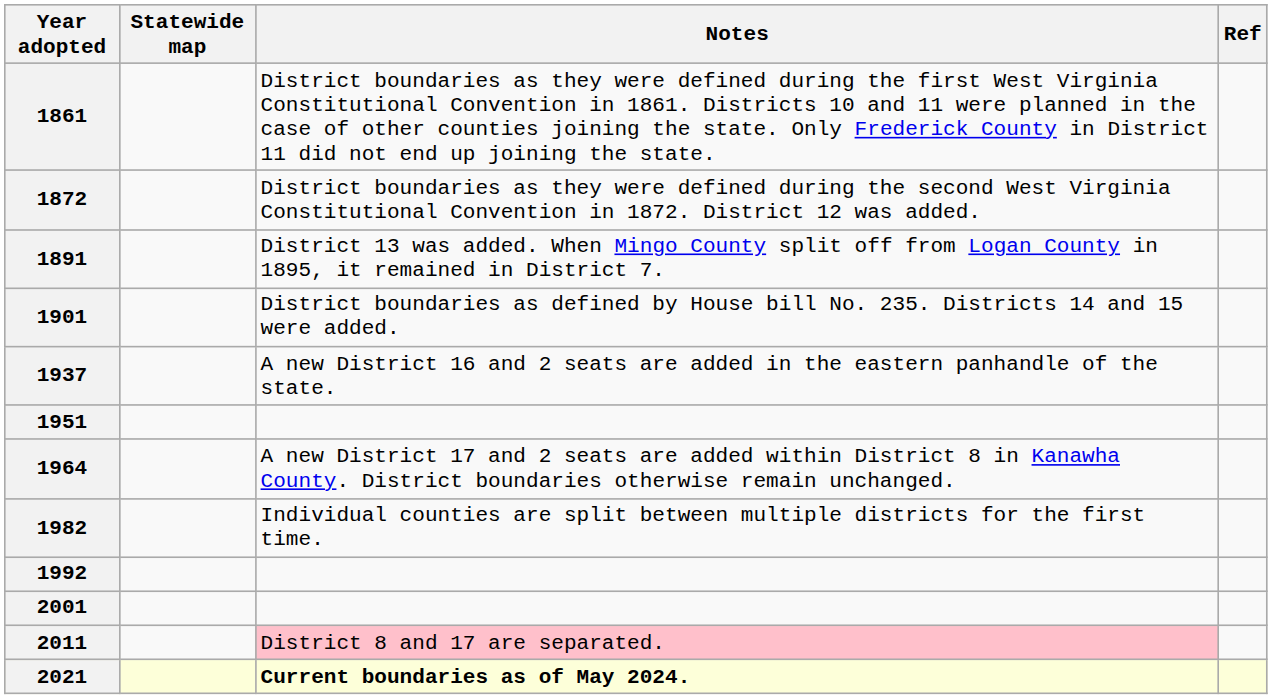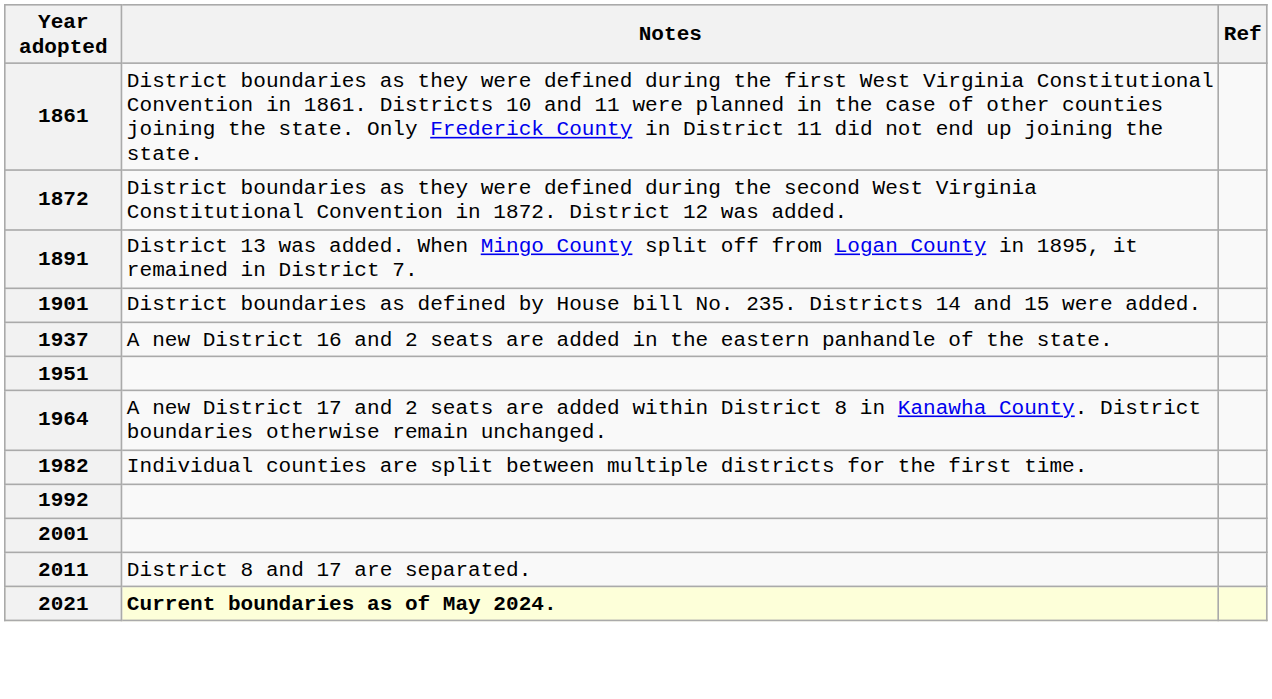- column: (187, 34)
(463, 643) pink background -> (329, 570) no background
